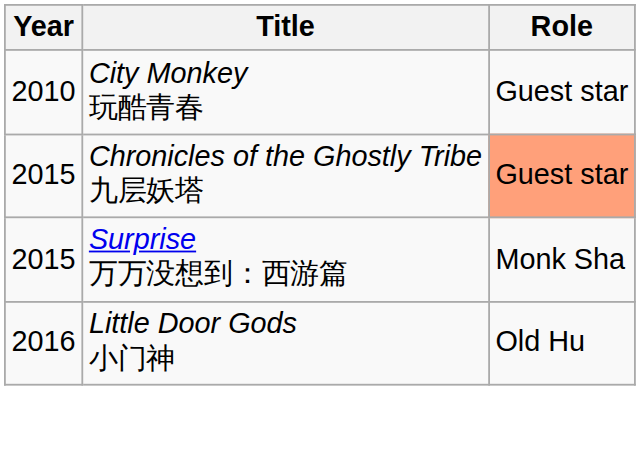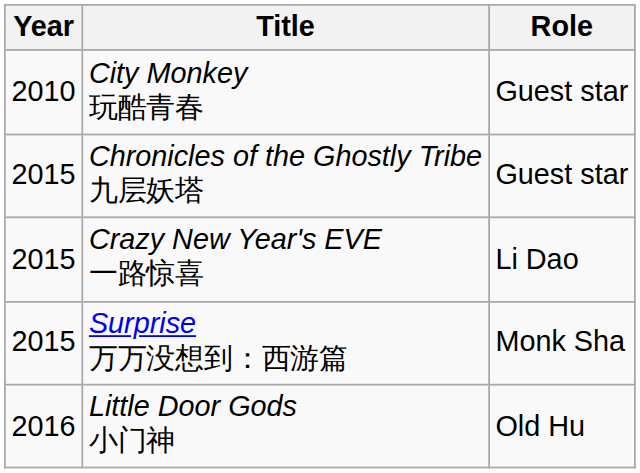(562, 175) lightsalmon background -> (562, 175) no background
+ row: (235, 257)
